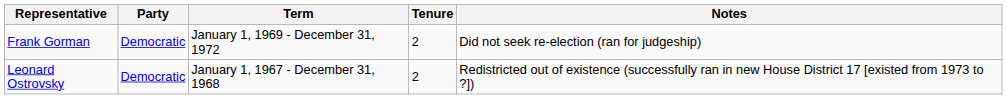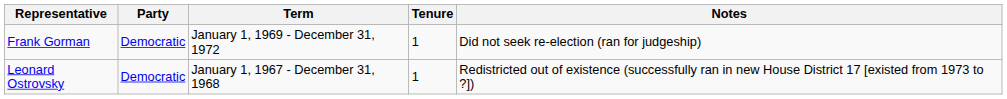(415, 42) 2 -> (415, 42) 1
(415, 76) 2 -> (415, 76) 1
